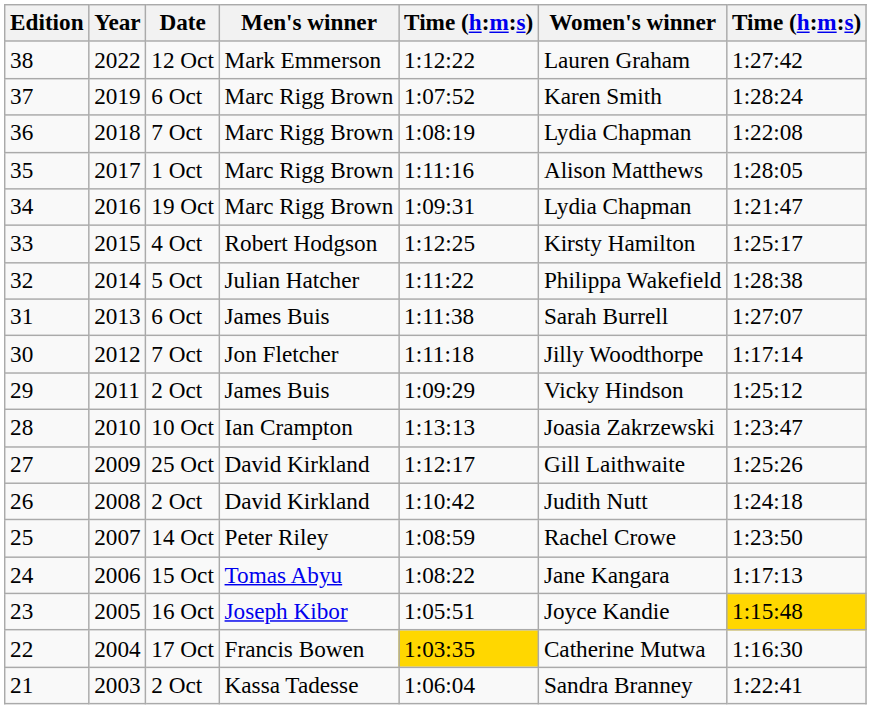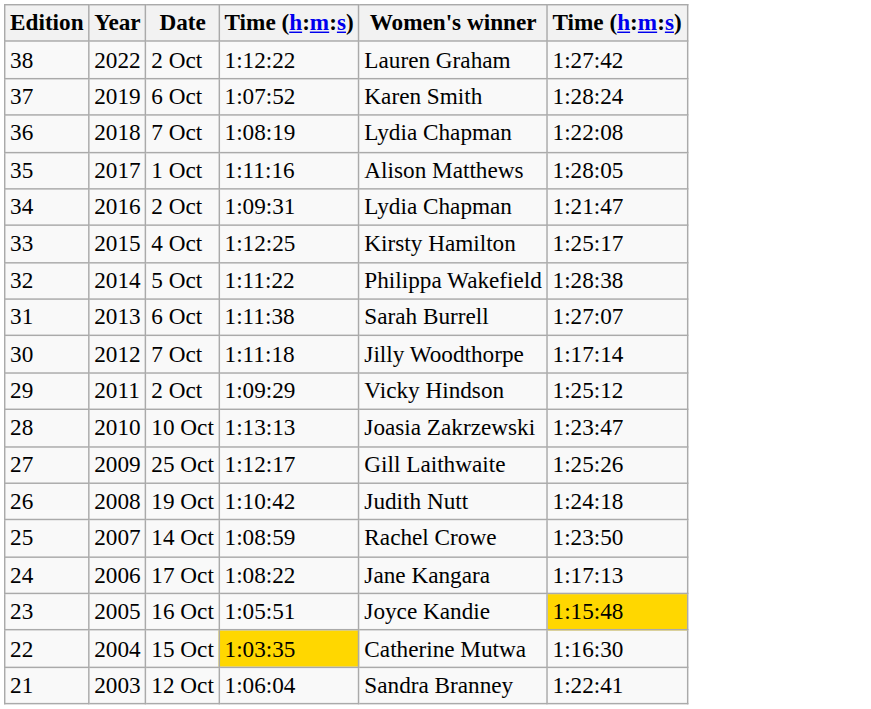- column: (309, 22)
(183, 59) 12 Oct -> (177, 59) 2 Oct
(183, 206) 19 Oct -> (177, 206) 2 Oct
(177, 501) 2 Oct -> (183, 501) 19 Oct
(183, 574) 15 Oct -> (183, 574) 17 Oct
(183, 648) 17 Oct -> (183, 648) 15 Oct
(177, 685) 2 Oct -> (183, 685) 12 Oct
